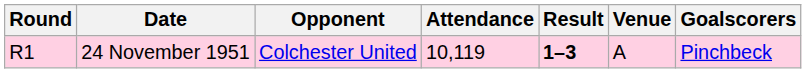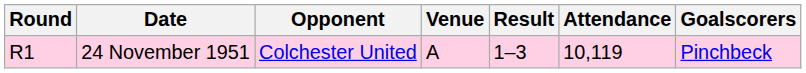columns swapped: (642, 20) <-> (480, 20)
(560, 51) bold -> (510, 51) normal
